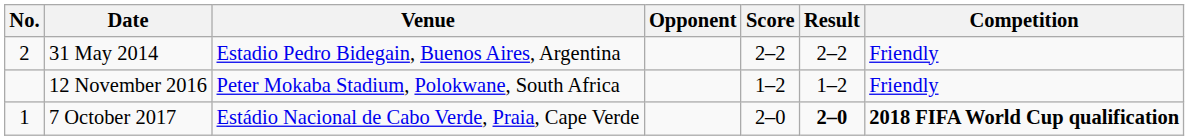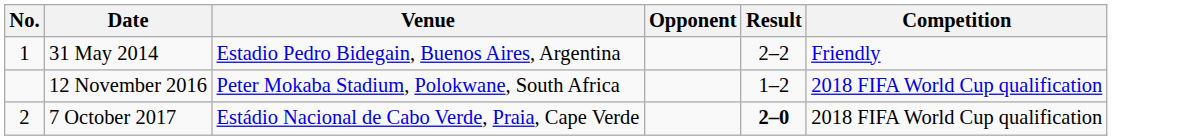- column: (770, 20)
(24, 53) 2 -> (24, 53) 1
(904, 85) Friendly -> (957, 85) 2018 FIFA World Cup qualification
(24, 118) 1 -> (24, 118) 2
(1024, 118) bold -> (957, 118) normal
